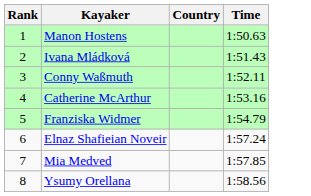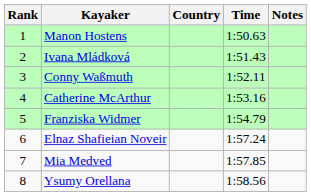+ column: (287, 14)
